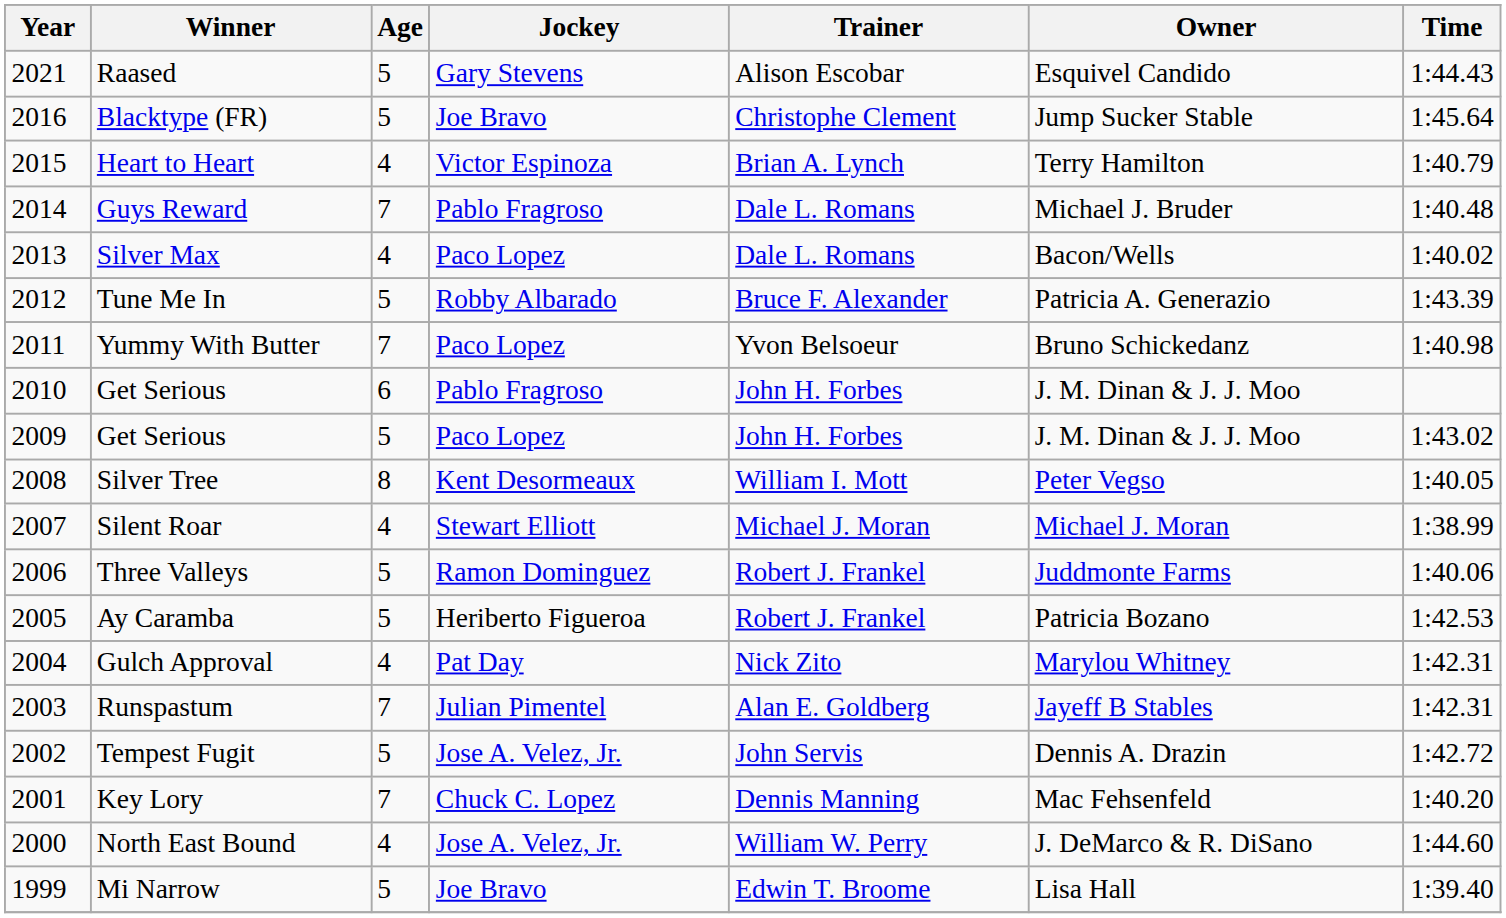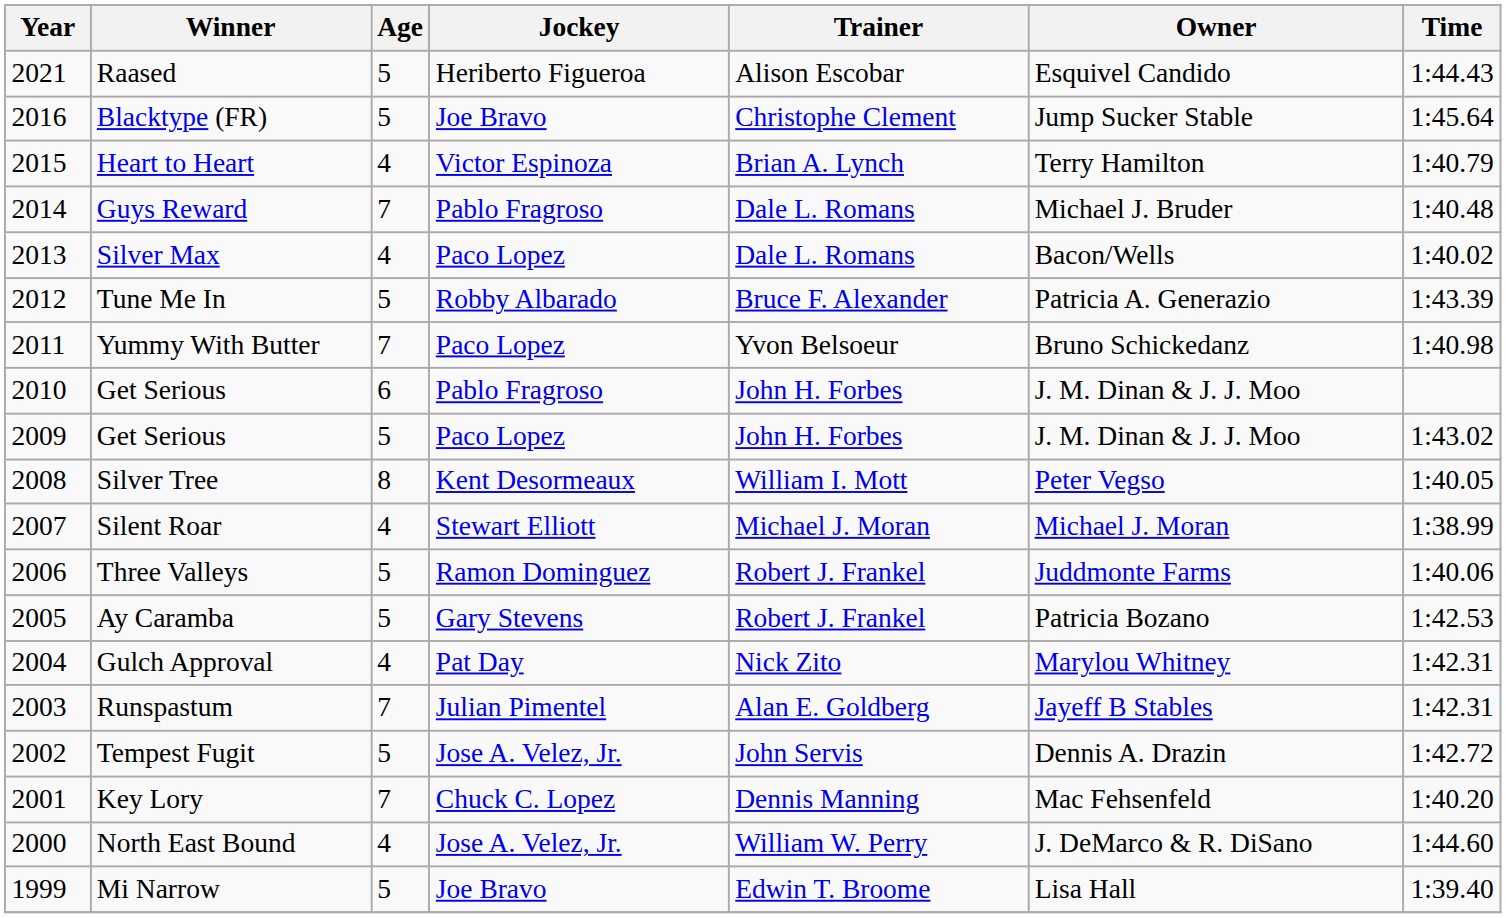(510, 72) Gary Stevens -> (541, 72) Heriberto Figueroa
(541, 617) Heriberto Figueroa -> (510, 617) Gary Stevens
